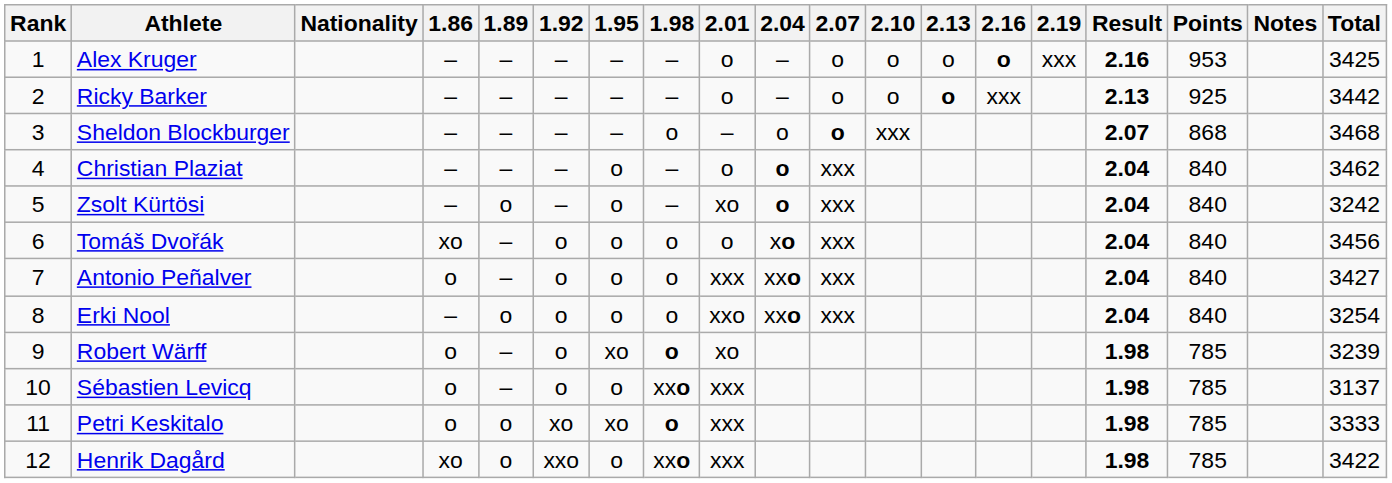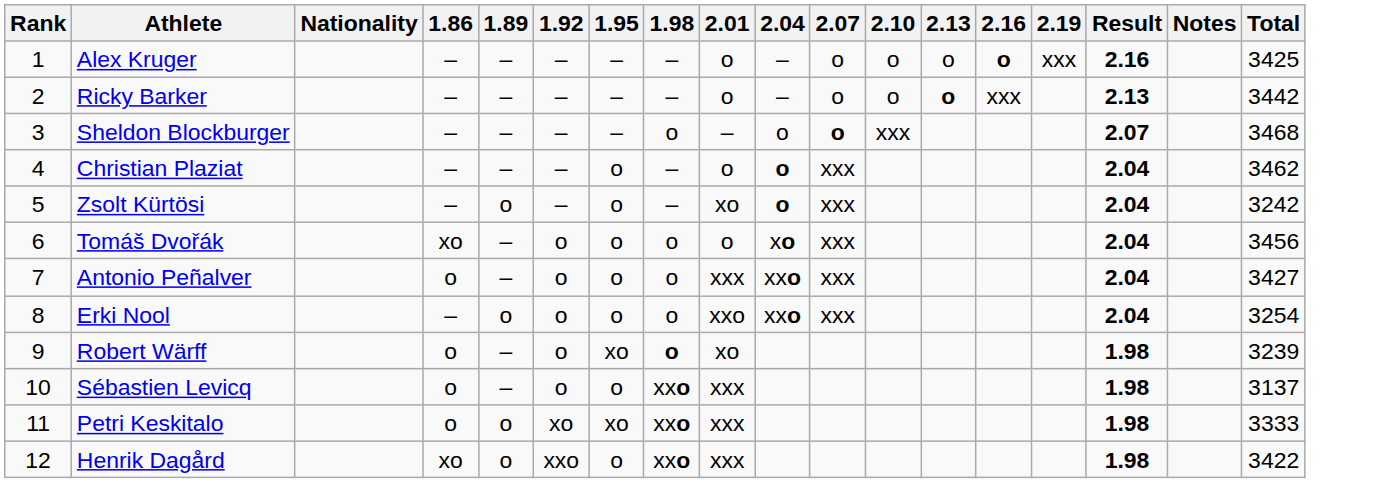- column: (1208, 23)
(672, 423) o -> (672, 423) xxo
